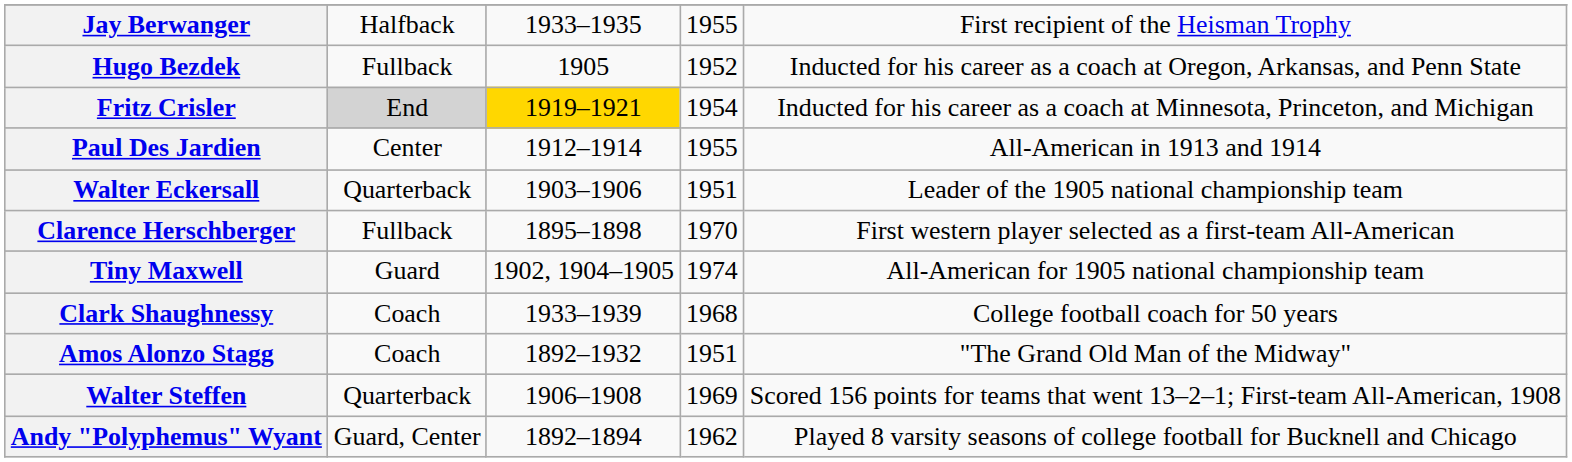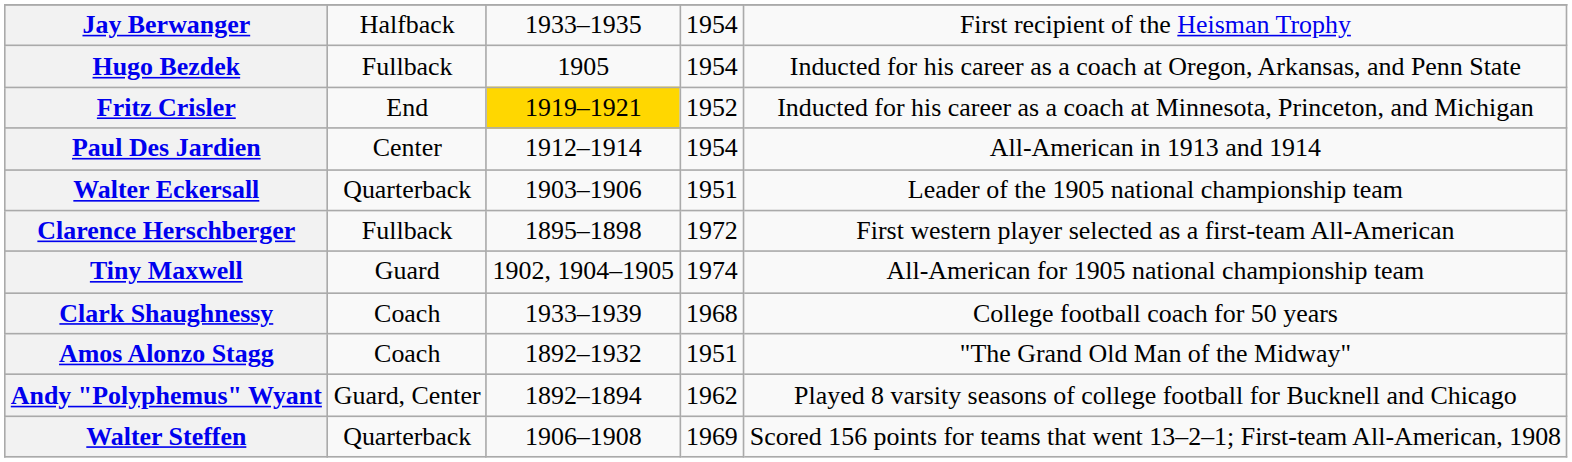(712, 25) 1955 -> (712, 25) 1954
(712, 66) 1952 -> (712, 66) 1954
(407, 107) lightgrey background -> (407, 107) no background
(712, 107) 1954 -> (712, 107) 1952
(712, 148) 1955 -> (712, 148) 1954
(712, 230) 1970 -> (712, 230) 1972
rows swapped: (166, 395) <-> (166, 436)
